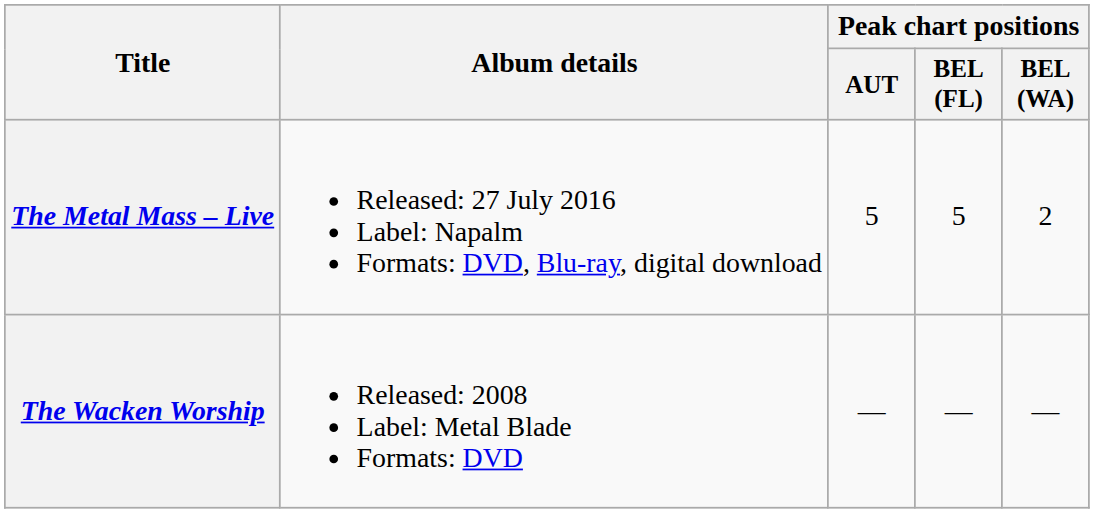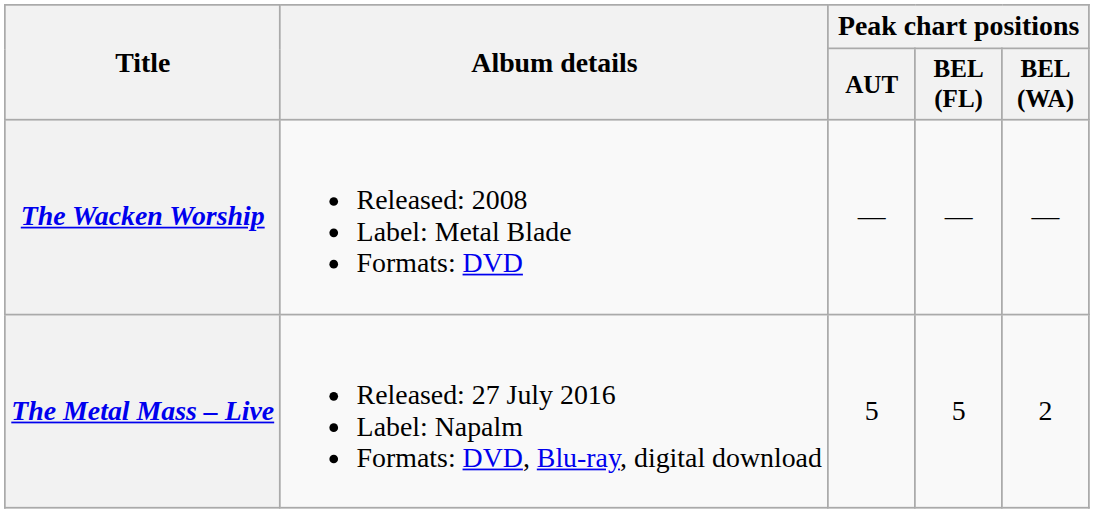rows swapped: (143, 410) <-> (143, 216)
